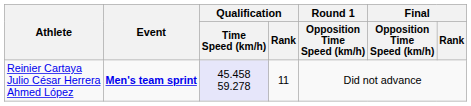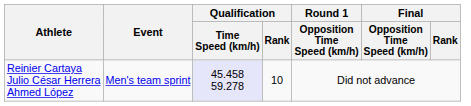(151, 81) bold -> (148, 81) normal
(284, 81) 11 -> (277, 81) 10
